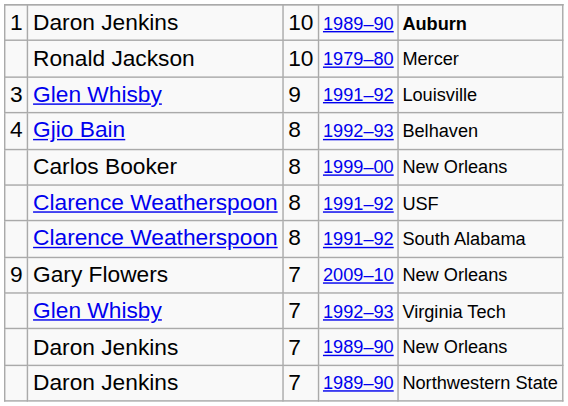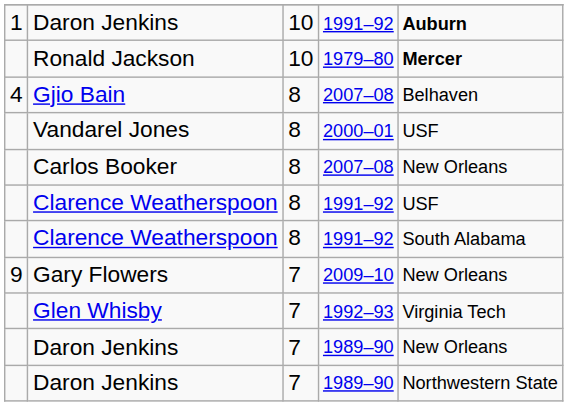(358, 23) 1989–90 -> (358, 23) 1991–92
(431, 59) normal -> (432, 59) bold
- row: (16, 94)
(358, 131) 1992–93 -> (358, 95) 2007–08
+ row: (16, 131)
(358, 167) 1999–00 -> (358, 167) 2007–08
